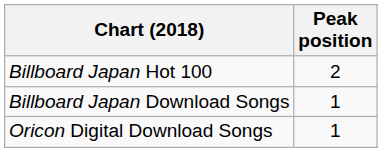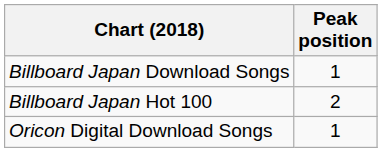rows swapped: (111, 71) <-> (149, 101)
